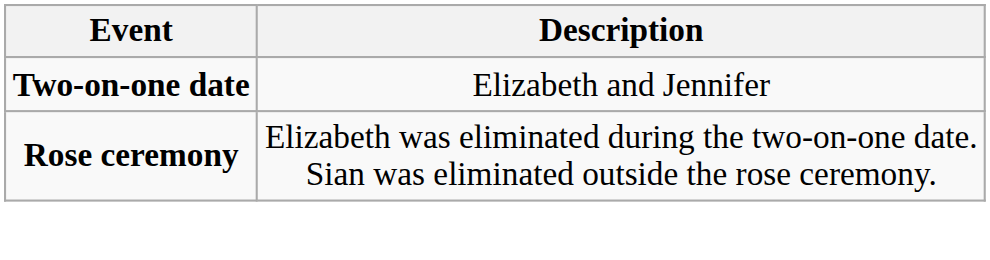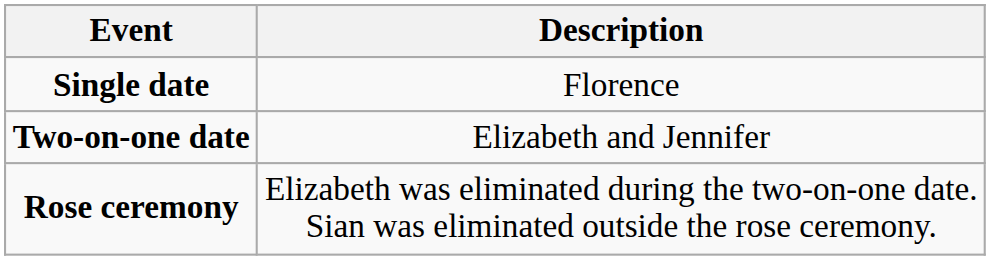+ row: (131, 83)
